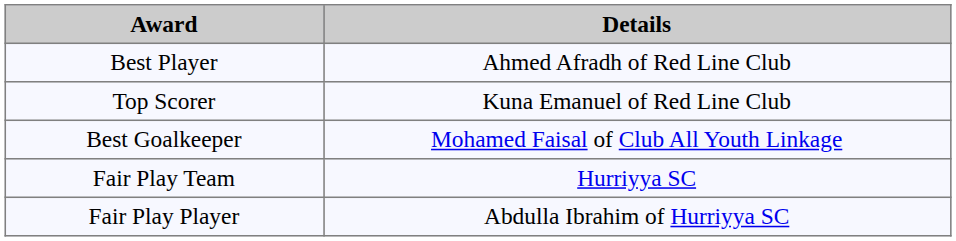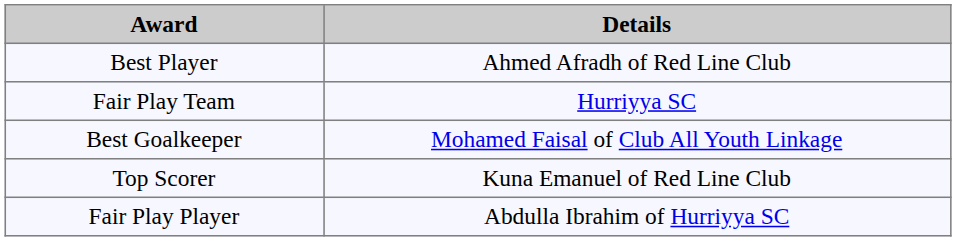rows swapped: (164, 100) <-> (164, 177)
